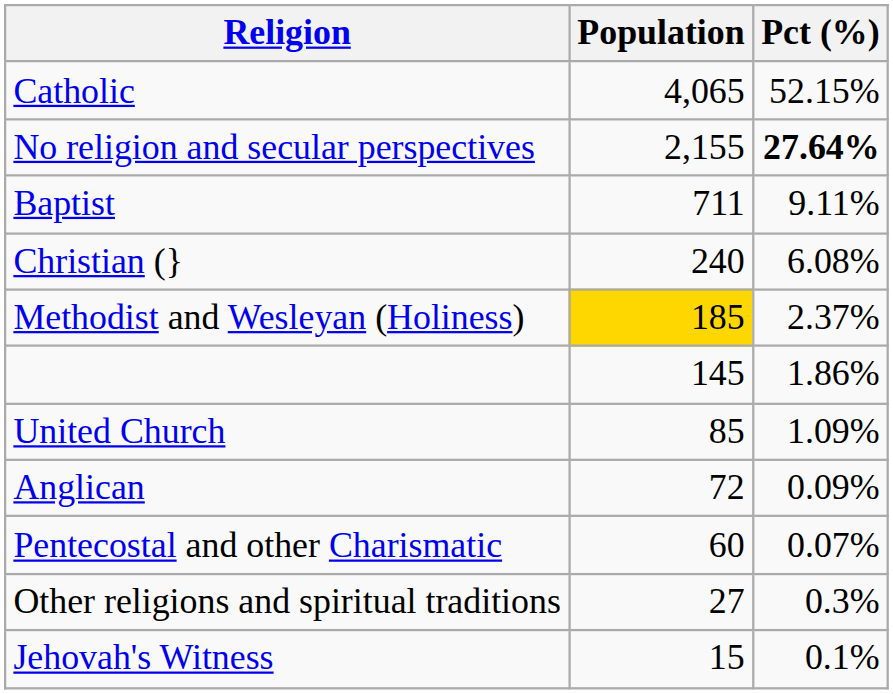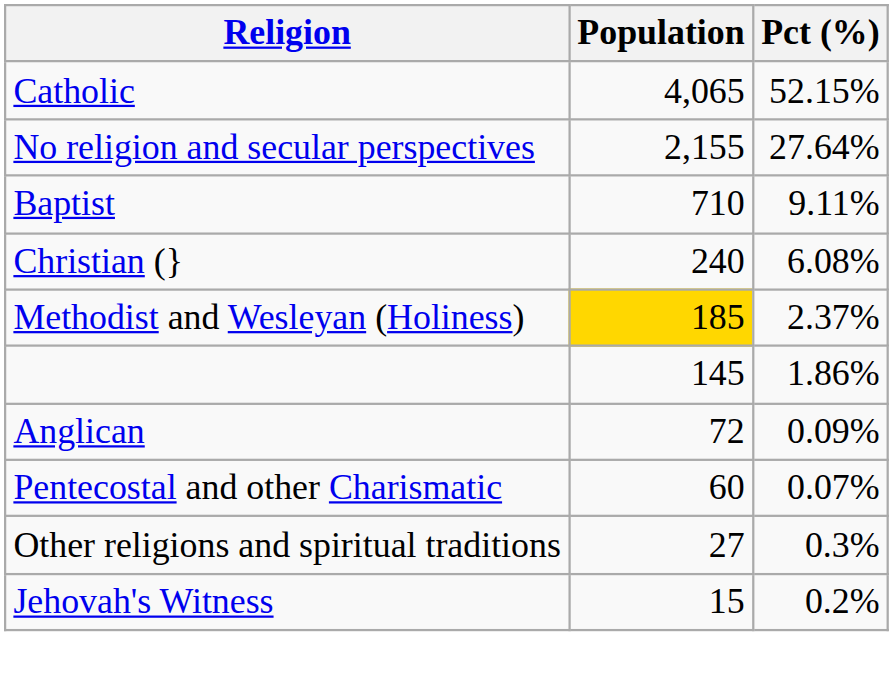(821, 146) bold -> (824, 146) normal
(718, 203) 711 -> (718, 203) 710
- row: (119, 430)
(842, 658) 0.1% -> (842, 601) 0.2%
